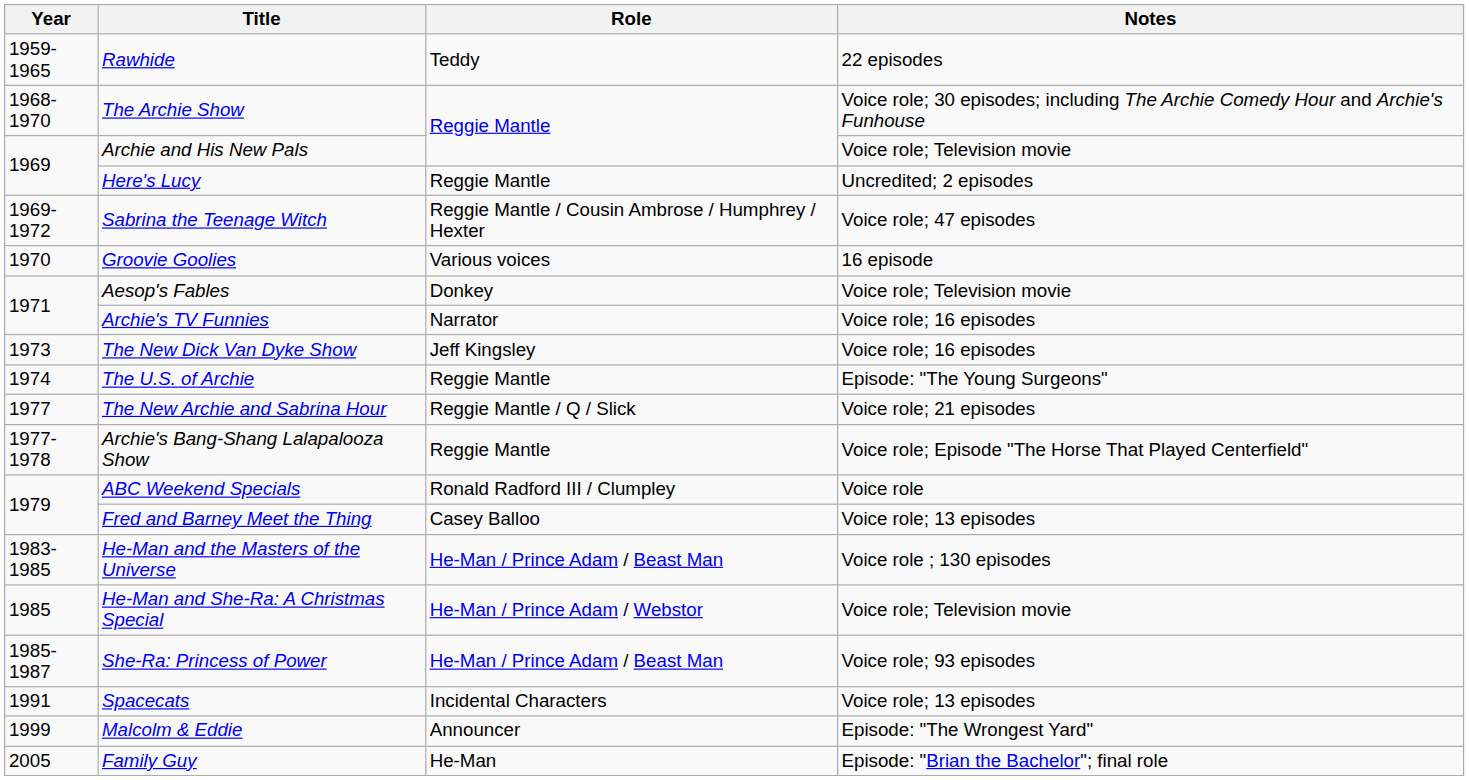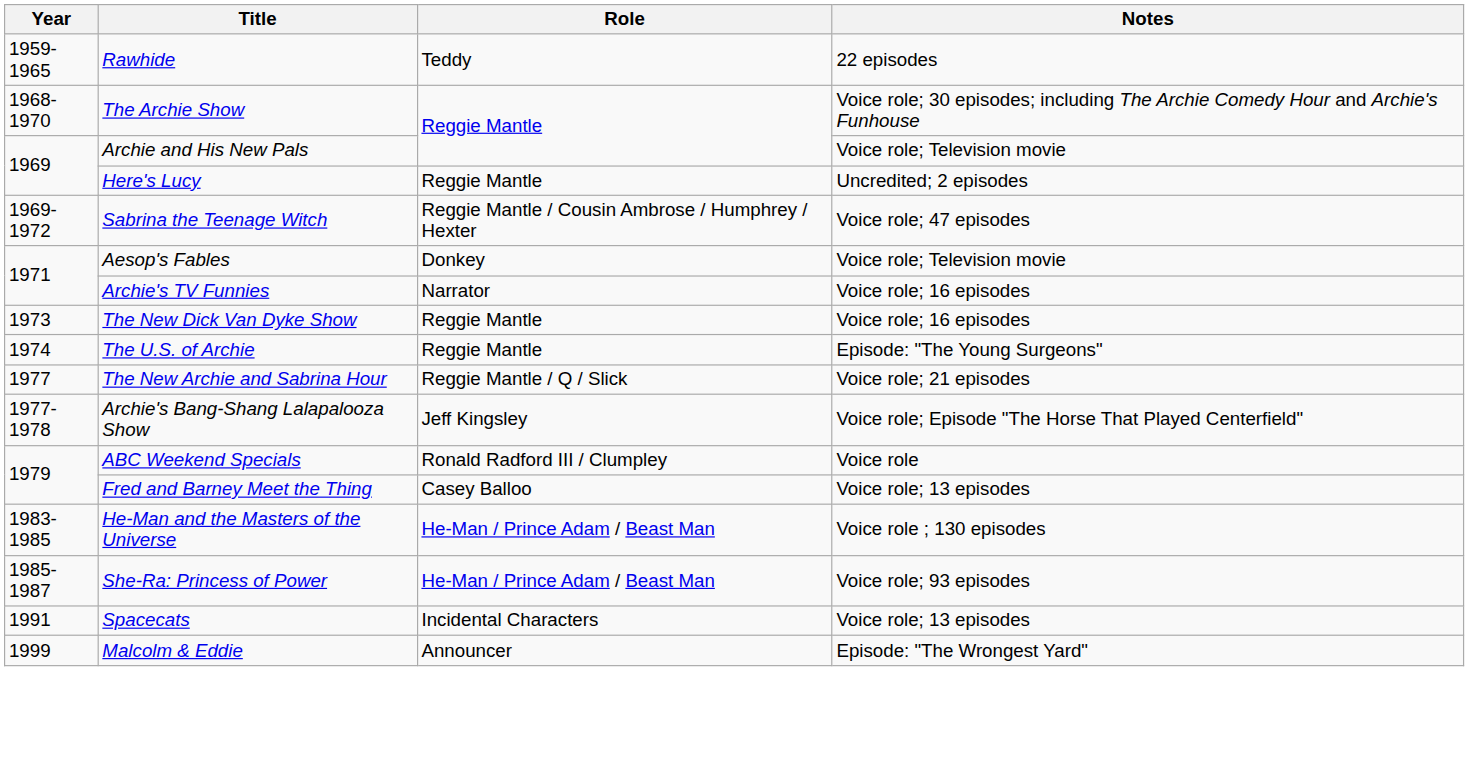- row: (169, 260)
(483, 349) Jeff Kingsley -> (482, 320) Reggie Mantle
(490, 449) Reggie Mantle -> (474, 419) Jeff Kingsley
- row: (243, 610)
- row: (149, 760)
